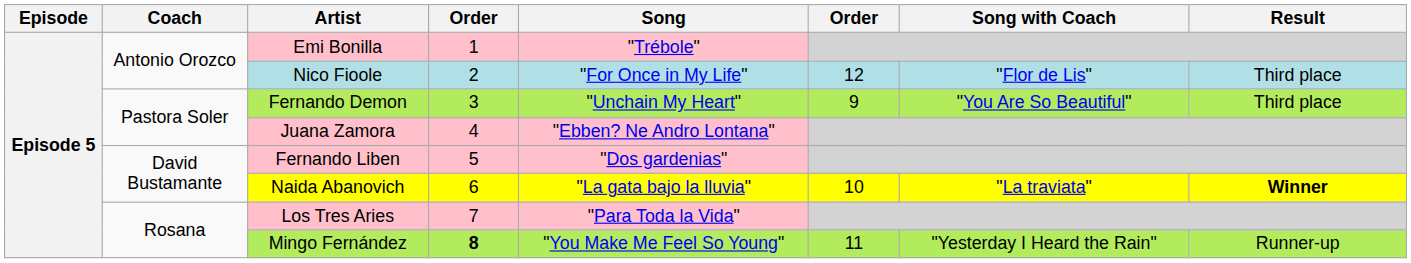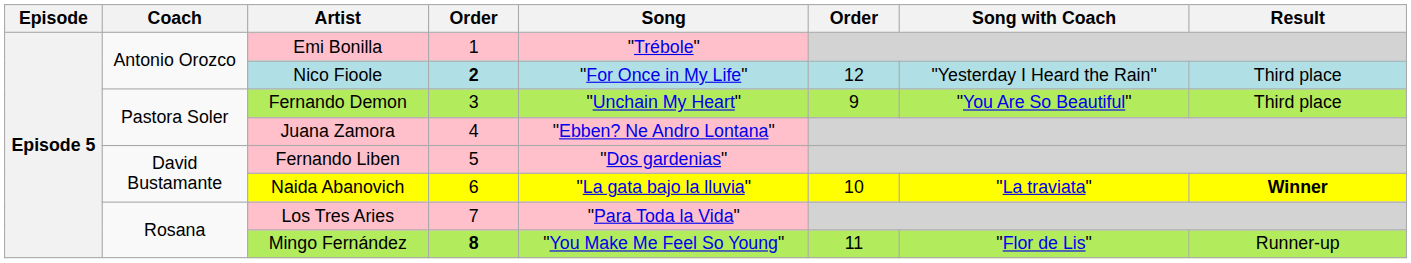(474, 74) normal -> (474, 74) bold
(1044, 74) "Flor de Lis" -> (1044, 74) "Yesterday I Heard the Rain"
(1044, 243) "Yesterday I Heard the Rain" -> (1044, 243) "Flor de Lis"
